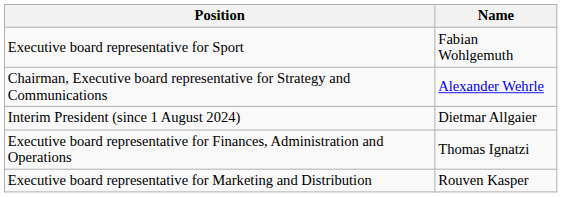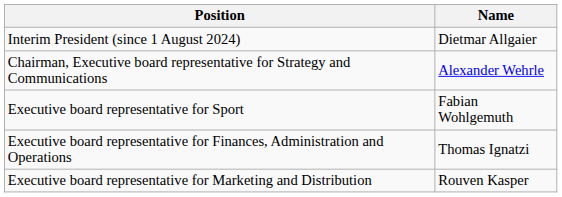rows swapped: (124, 118) <-> (126, 47)
